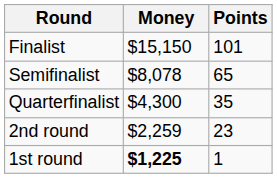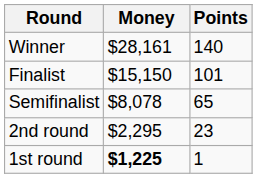+ row: (37, 46)
- row: (64, 103)
(155, 131) $2,259 -> (135, 131) $2,295
